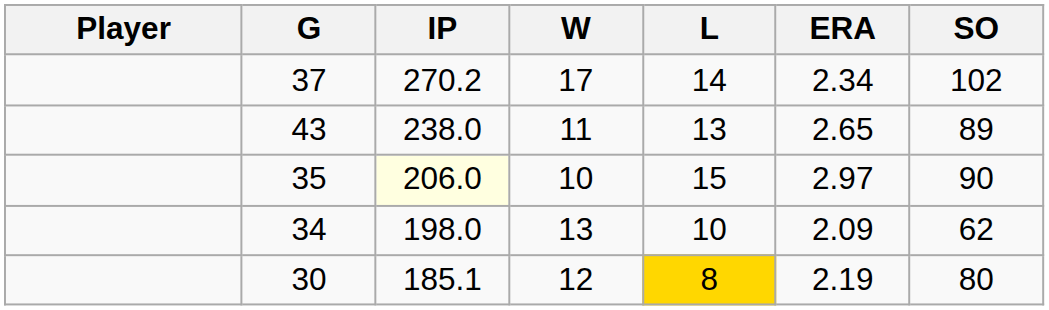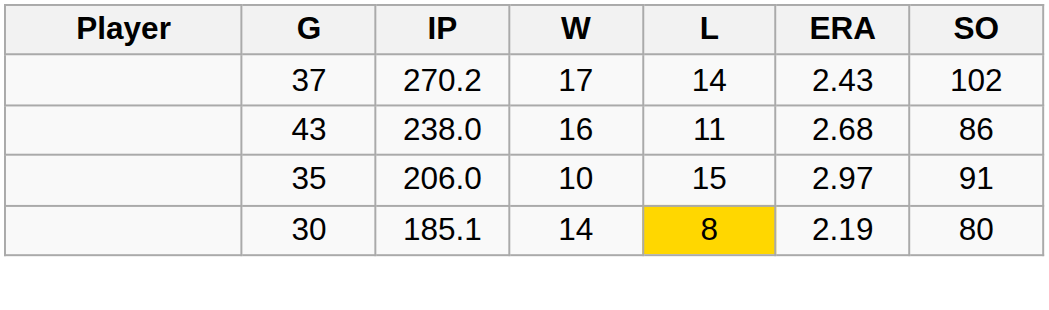(843, 79) 2.34 -> (843, 79) 2.43
(576, 129) 11 -> (576, 129) 16
(709, 129) 13 -> (709, 129) 11
(843, 129) 2.65 -> (843, 129) 2.68
(976, 129) 89 -> (976, 129) 86
(442, 179) lightyellow background -> (442, 179) no background
(976, 179) 90 -> (976, 179) 91
- row: (309, 229)
(576, 279) 12 -> (576, 229) 14
